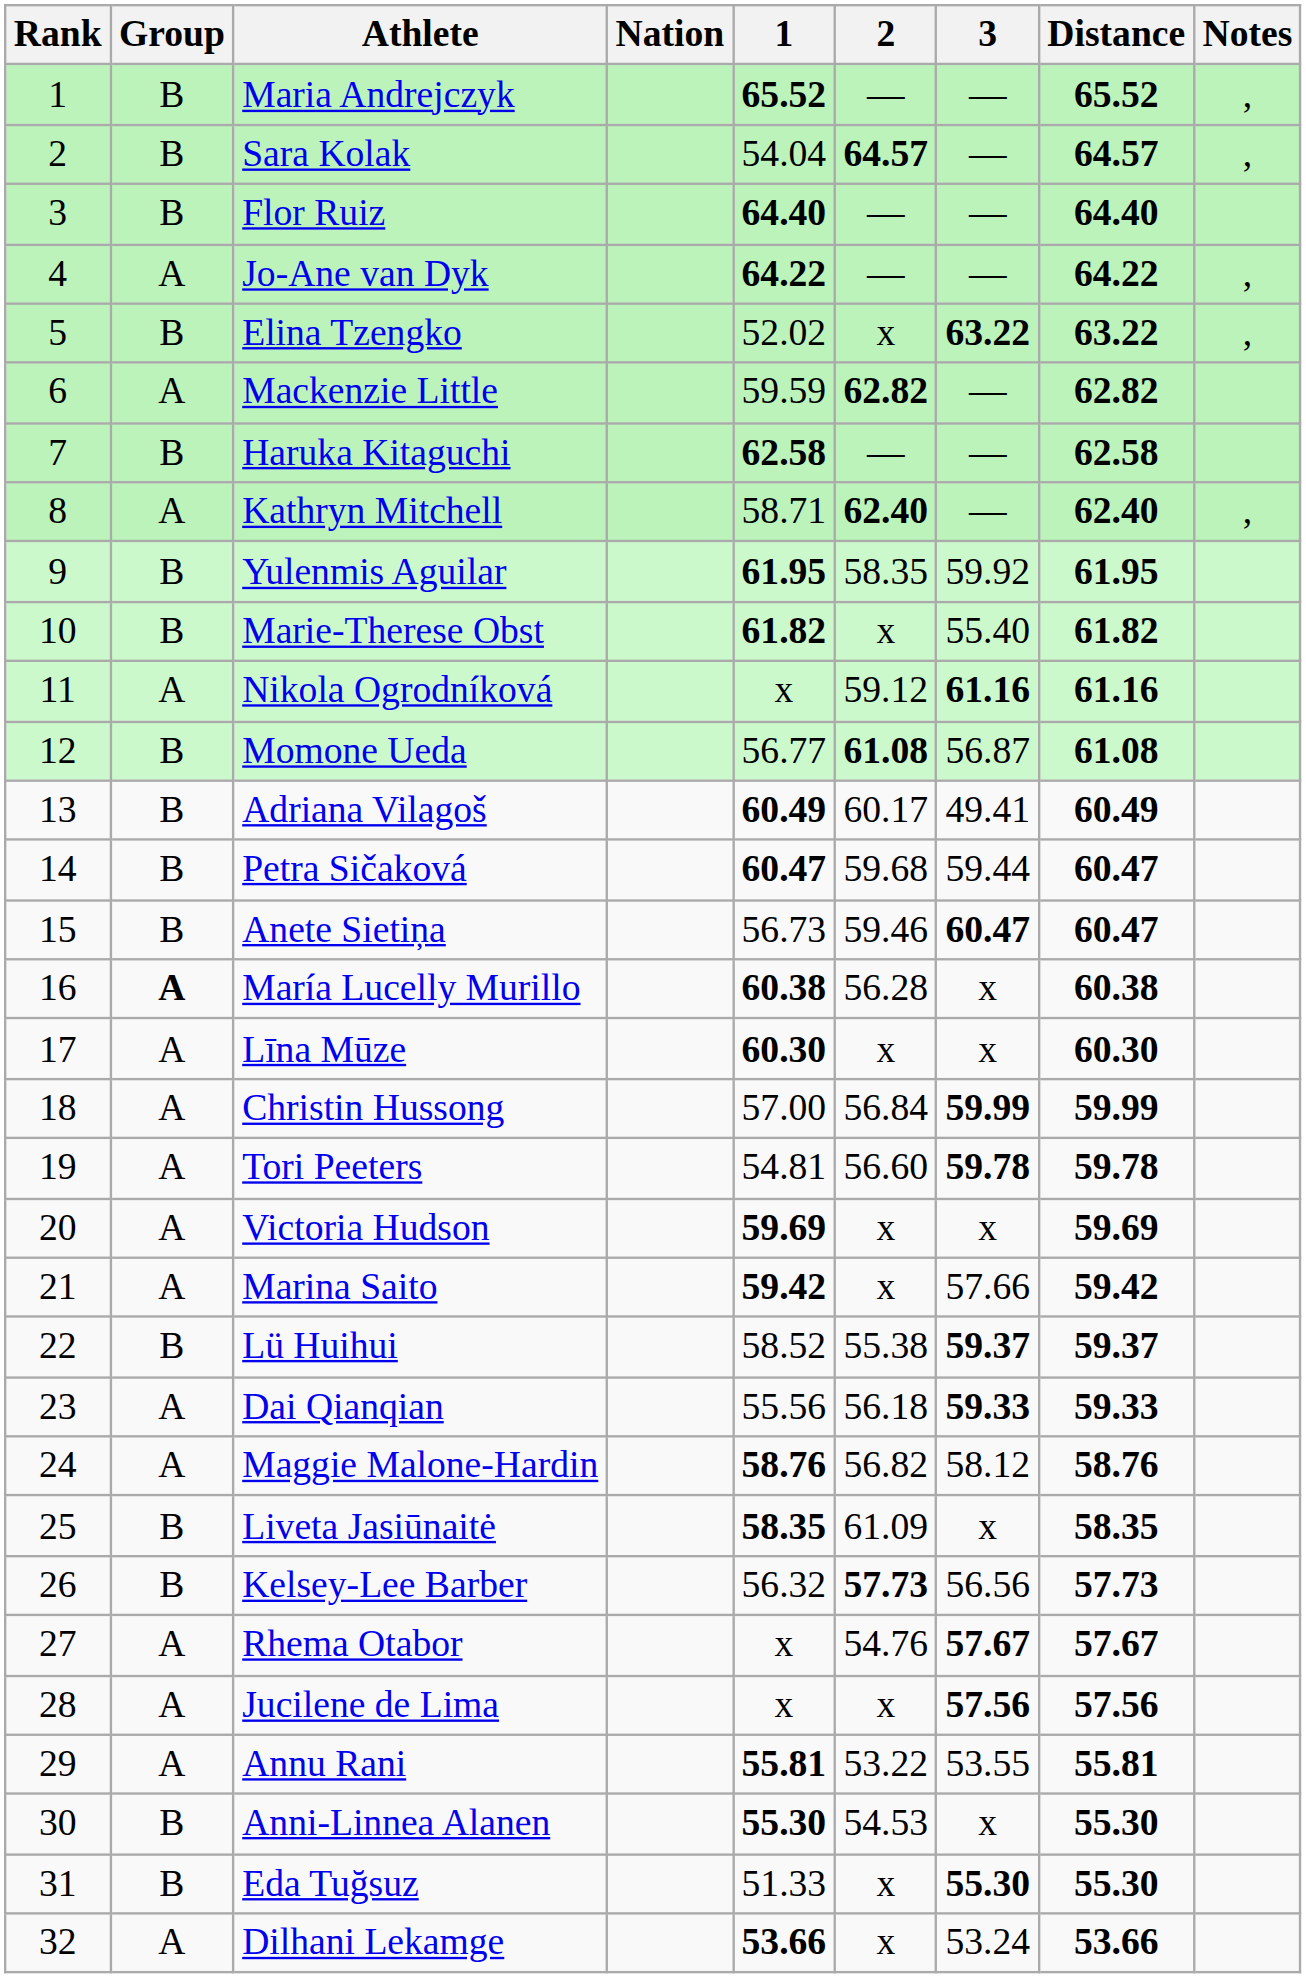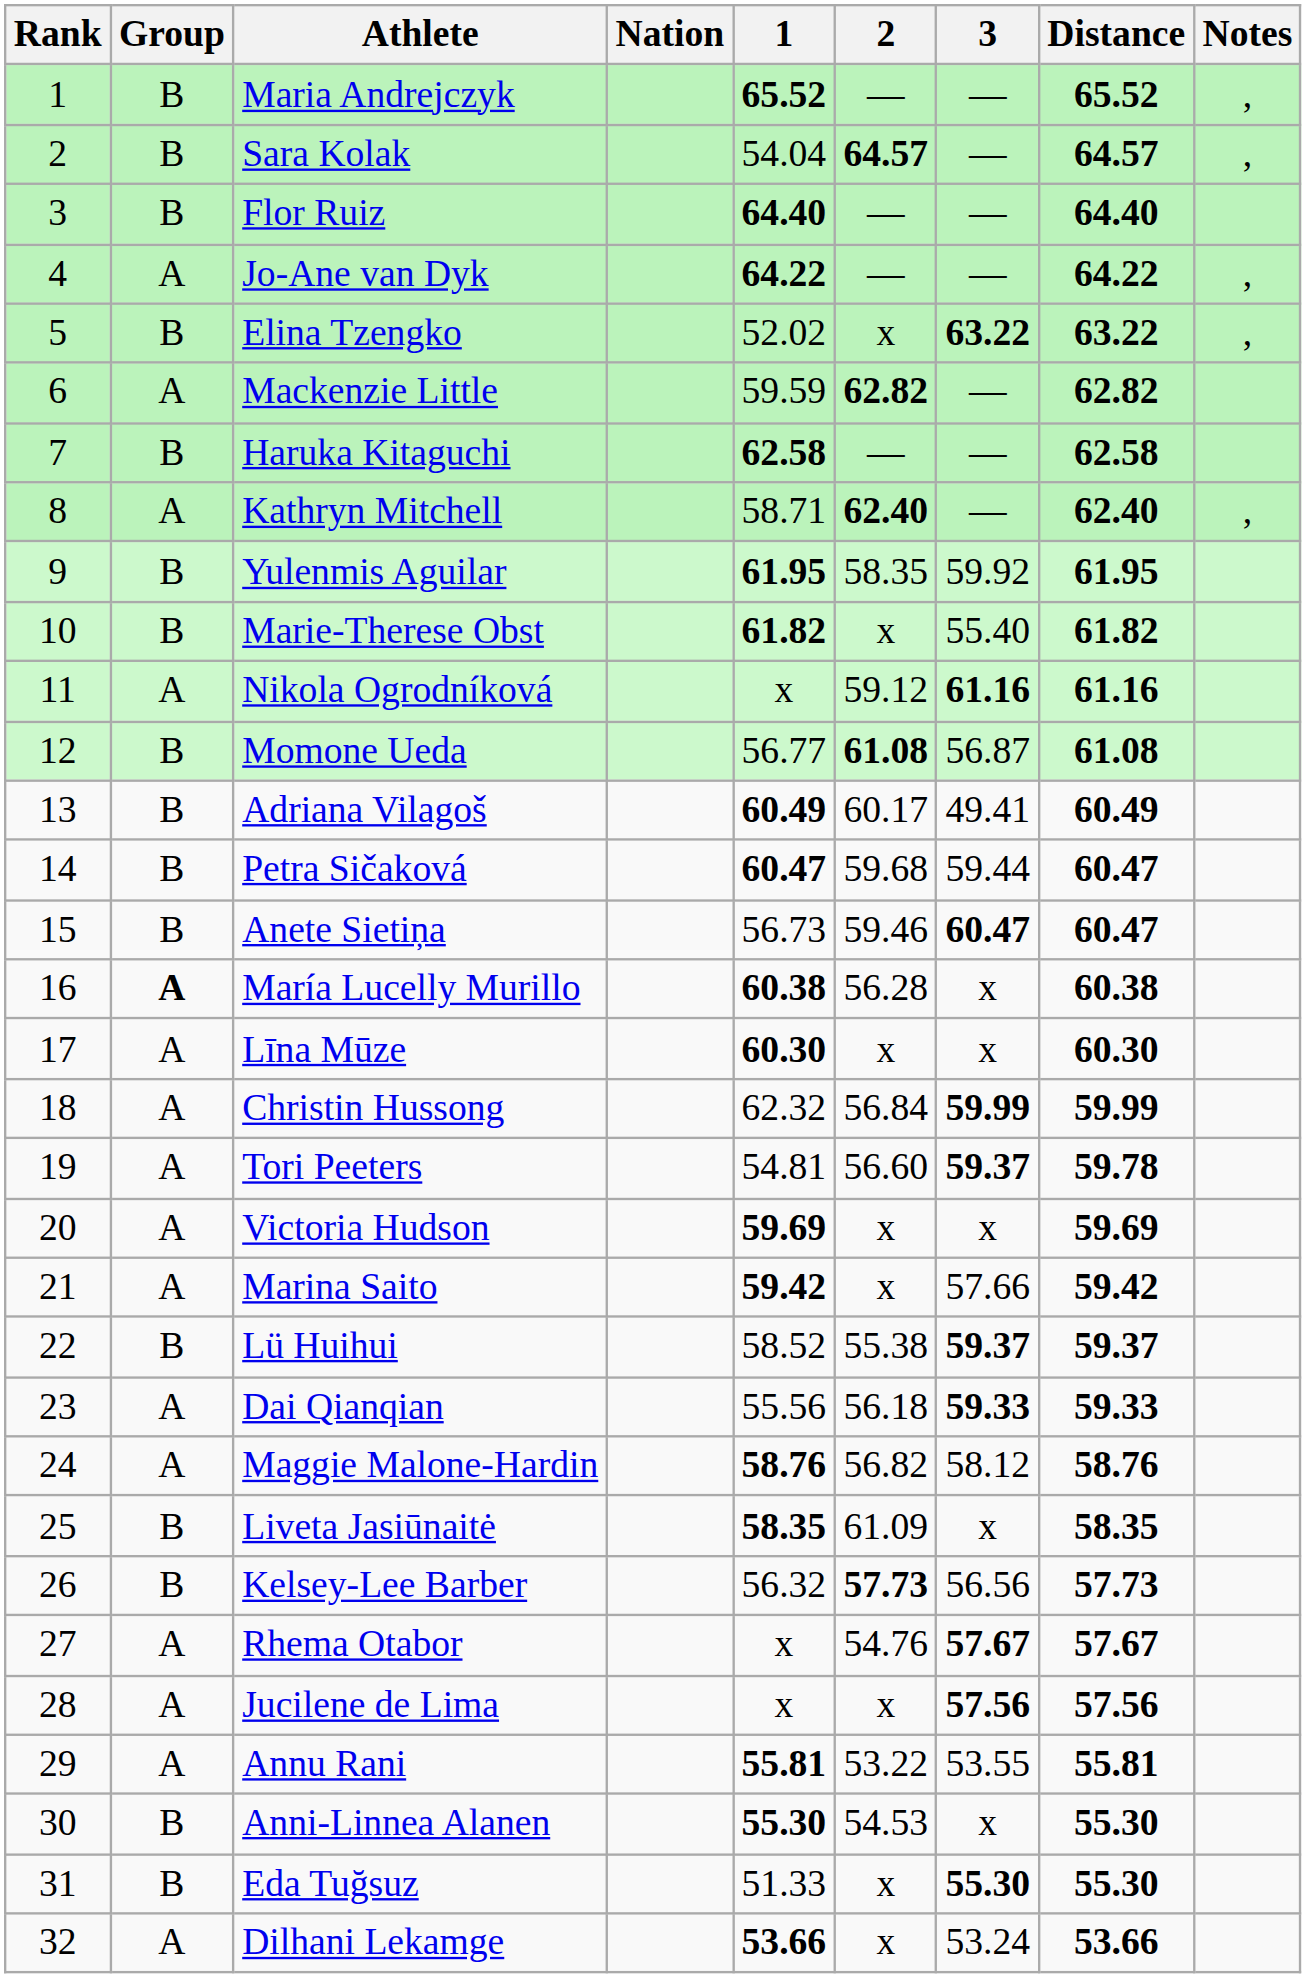(784, 1107) 57.00 -> (784, 1107) 62.32
(988, 1167) 59.78 -> (988, 1167) 59.37
